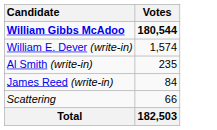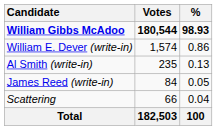+ column: (196, 13)
